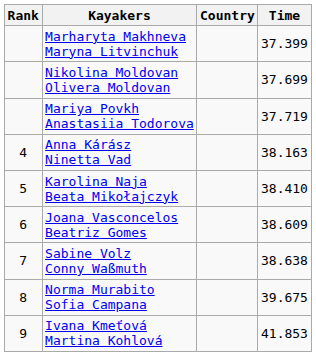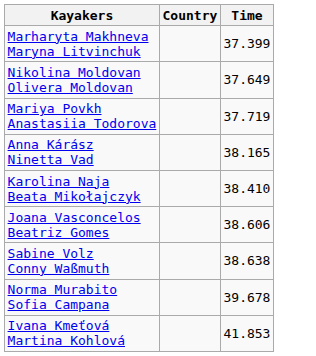- column: (23, 15)
(284, 80) 37.699 -> (247, 80) 37.649
(284, 152) 38.163 -> (247, 152) 38.165
(284, 225) 38.609 -> (247, 225) 38.606
(284, 297) 39.675 -> (247, 297) 39.678
